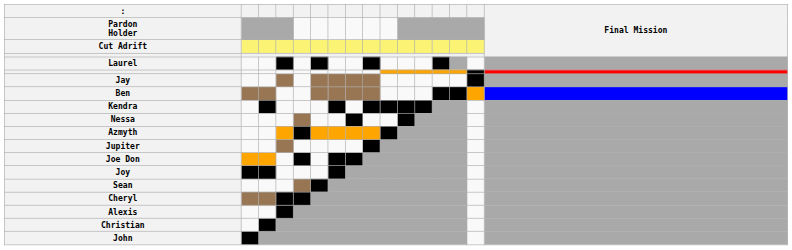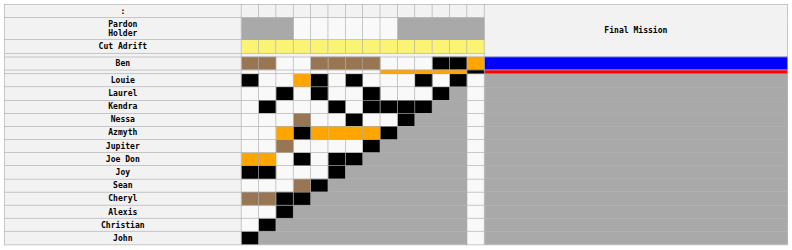rows swapped: (123, 94) <-> (123, 63)
- row: (123, 80)
+ row: (123, 80)
